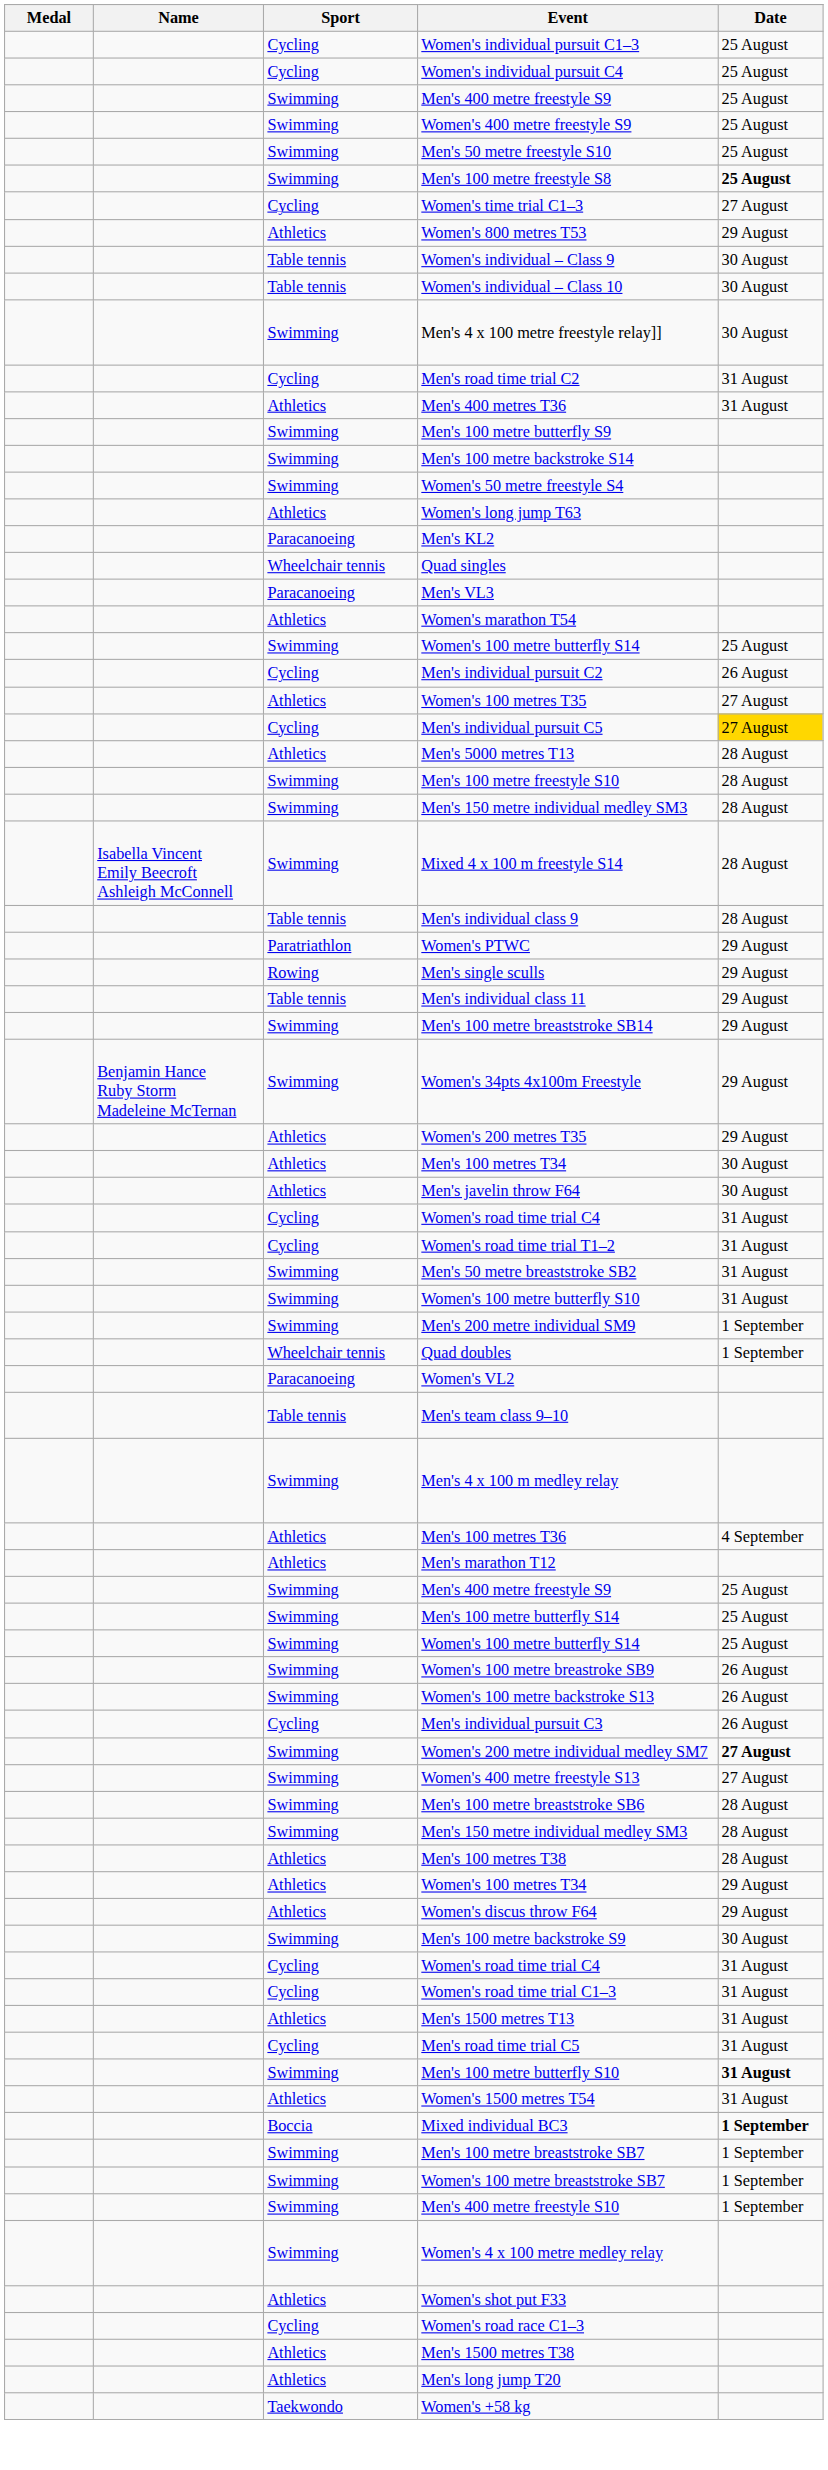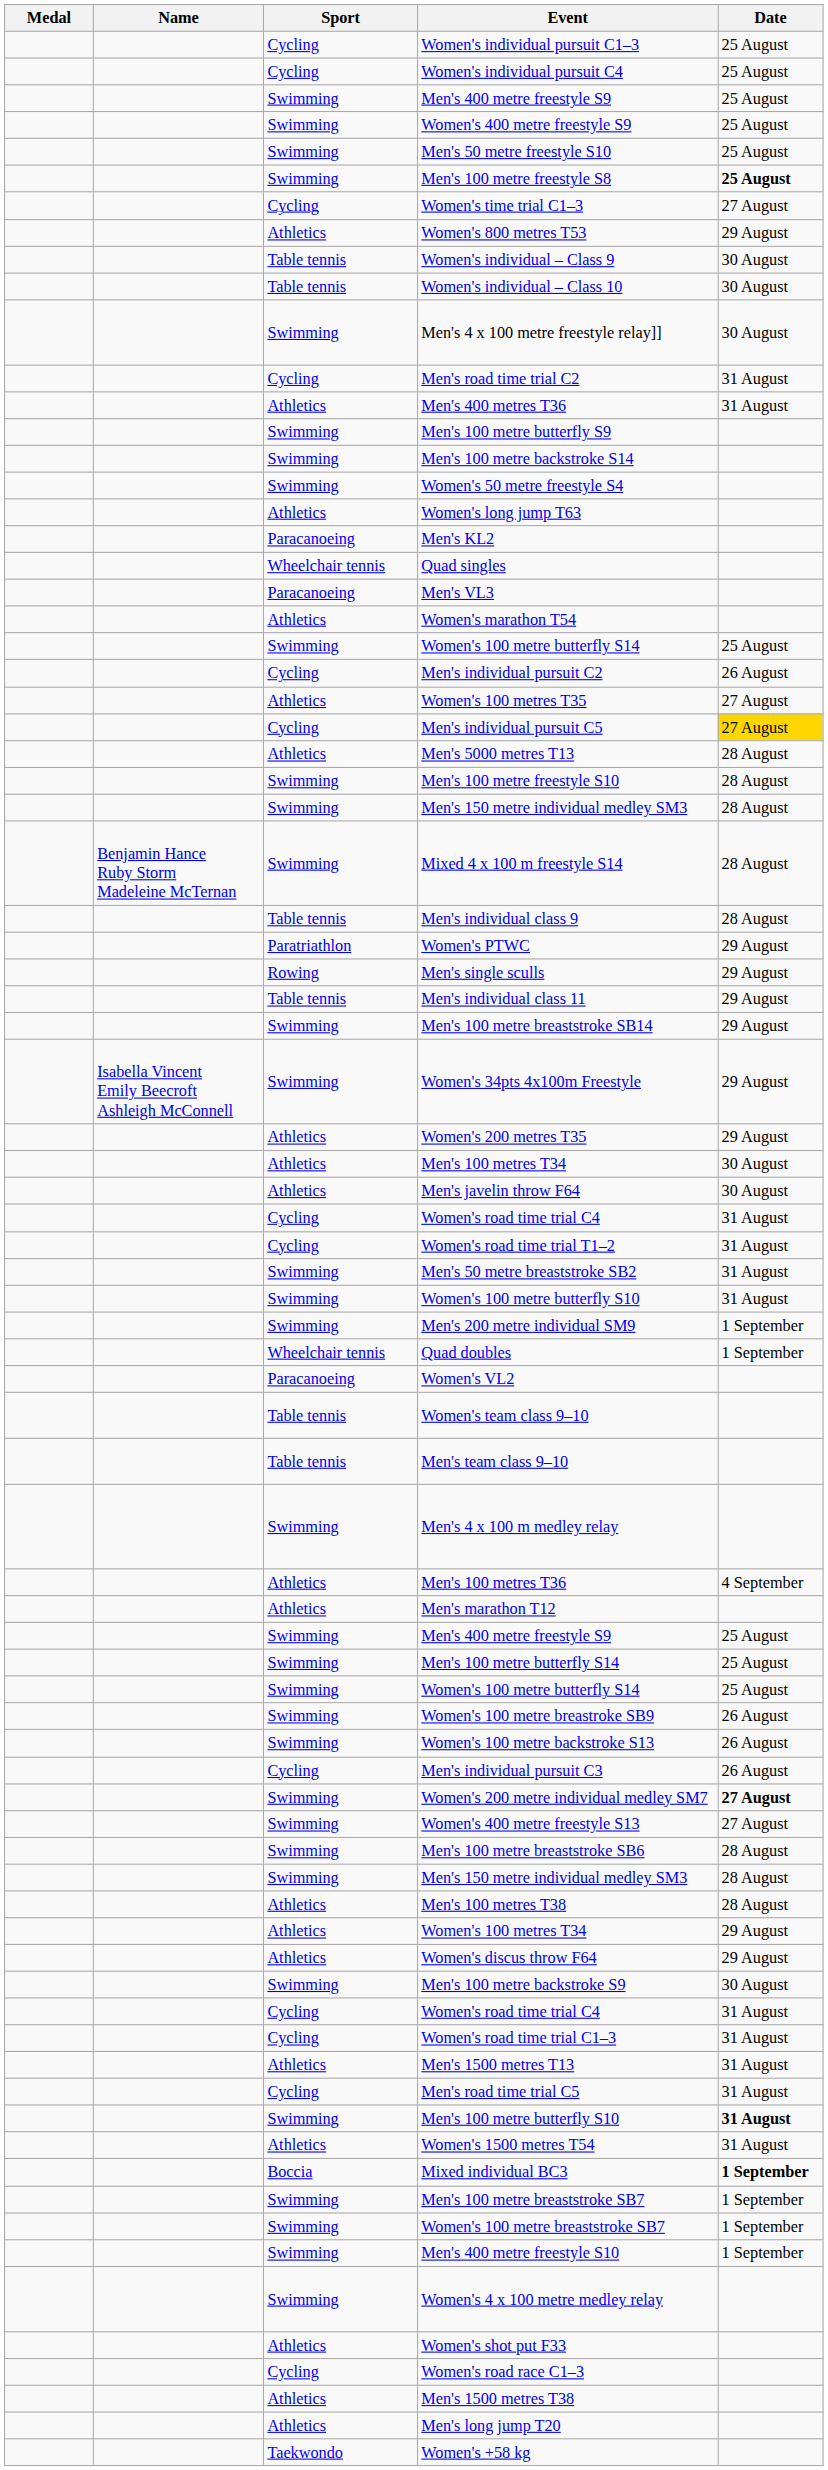(165, 872) Isabella Vincent Emily Beecroft Ashleigh McConnell -> (167, 872) Benjamin Hance Ruby Storm Madeleine McTernan
(167, 1091) Benjamin Hance Ruby Storm Madeleine McTernan -> (165, 1091) Isabella Vincent Emily Beecroft Ashleigh McConnell
+ row: (307, 1415)
